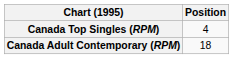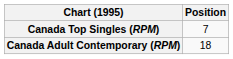(206, 29) 4 -> (206, 29) 7
